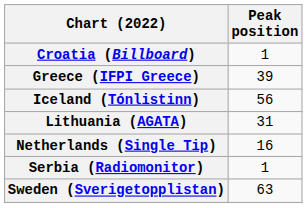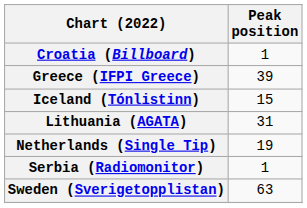(265, 100) 56 -> (265, 100) 15
(265, 145) 16 -> (265, 145) 19
